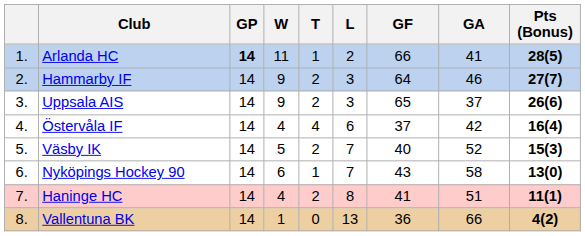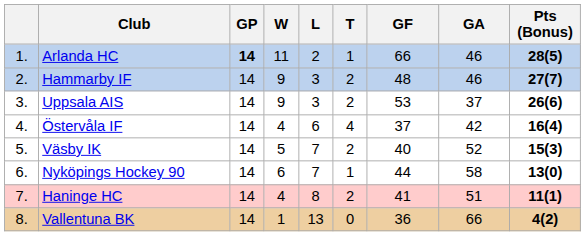columns swapped: (316, 24) <-> (350, 24)
(474, 56) 41 -> (474, 56) 46
(403, 79) 64 -> (403, 79) 48
(403, 102) 65 -> (403, 102) 53
(403, 172) 43 -> (403, 172) 44
